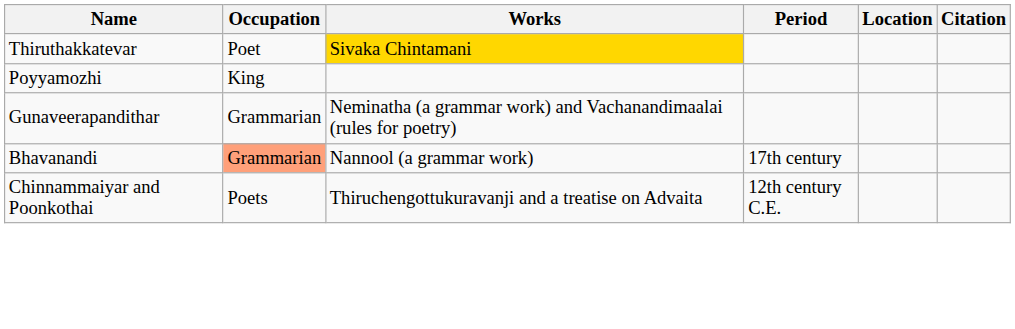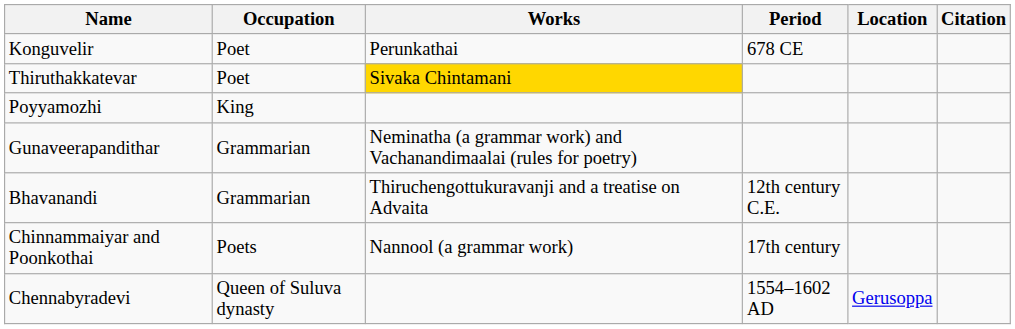+ row: (51, 48)
(274, 157) lightsalmon background -> (263, 197) no background
(432, 157) Nannool (a grammar work) -> (525, 197) Thiruchengottukuravanji and a treatise on Advaita
(795, 157) 17th century -> (794, 197) 12th century C.E.
(516, 197) Thiruchengottukuravanji and a treatise on Advaita -> (471, 248) Nannool (a grammar work)
(795, 197) 12th century C.E. -> (794, 248) 17th century
+ row: (70, 298)
